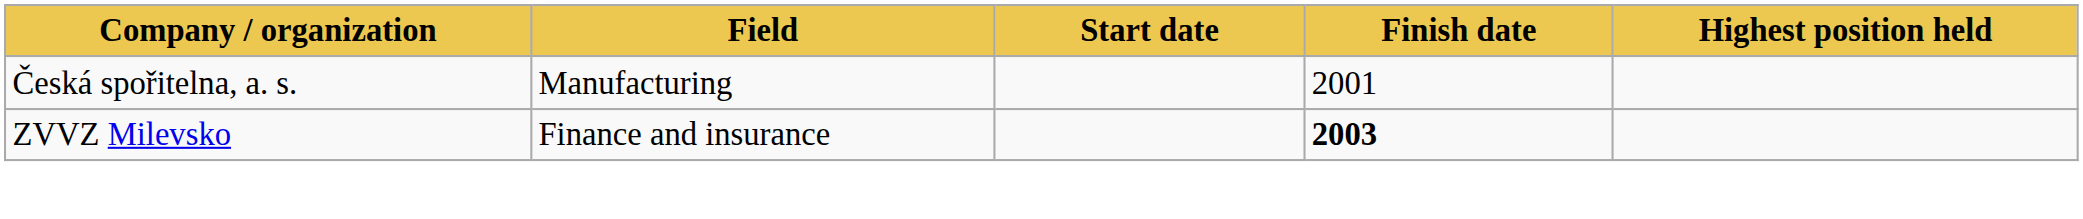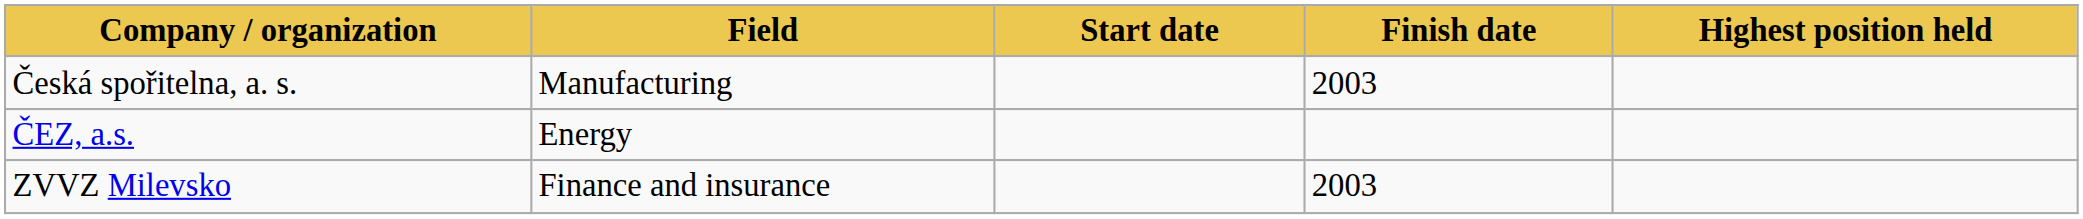(1344, 82) 2001 -> (1344, 82) 2003
+ row: (73, 133)
(1344, 133) bold -> (1344, 185) normal
